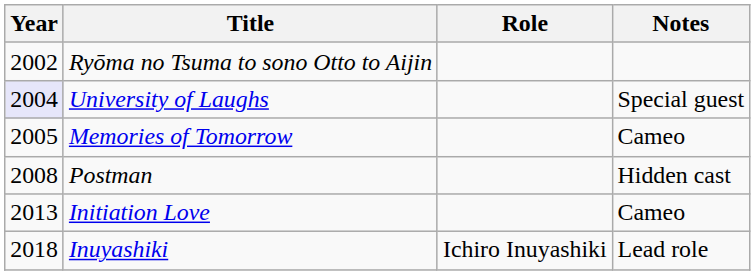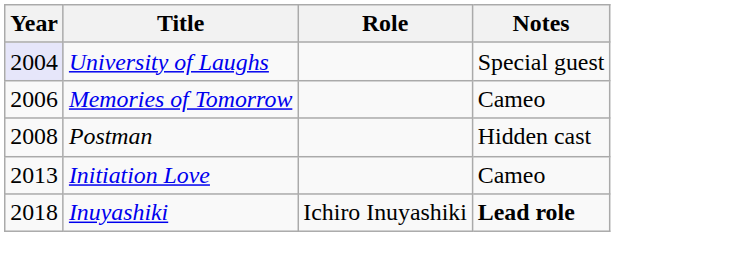- row: (250, 61)
(34, 136) 2005 -> (34, 99) 2006
(663, 250) normal -> (526, 212) bold
